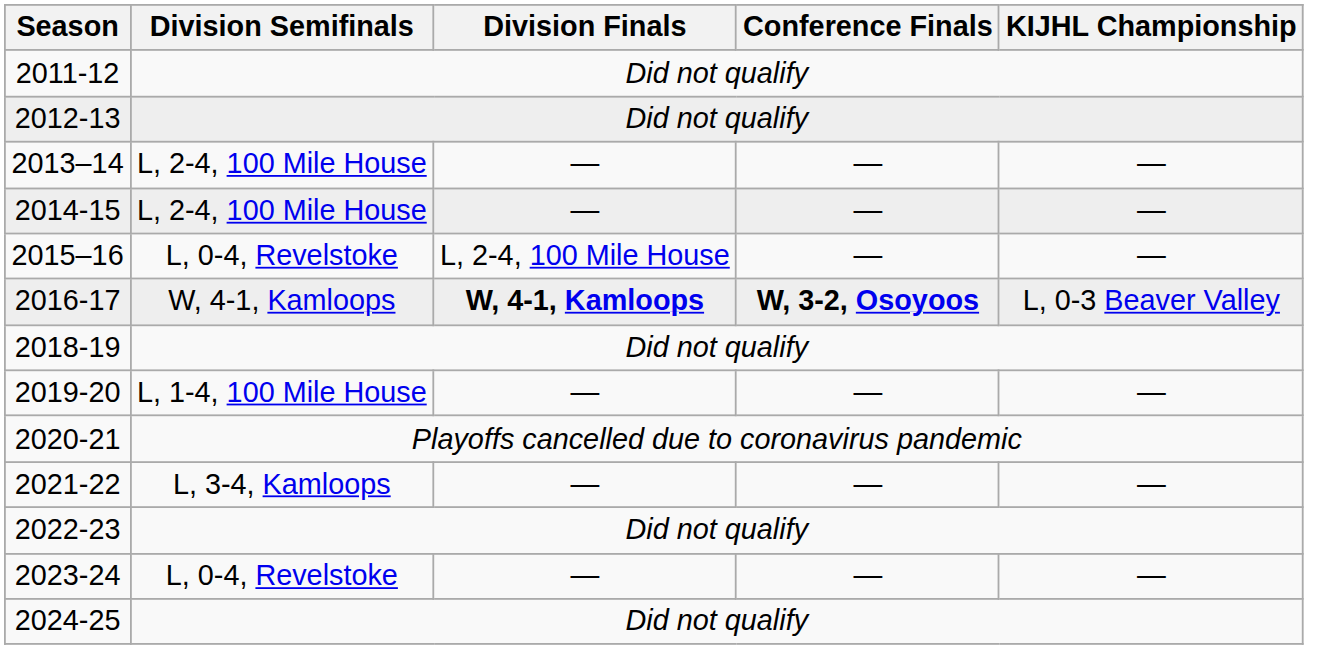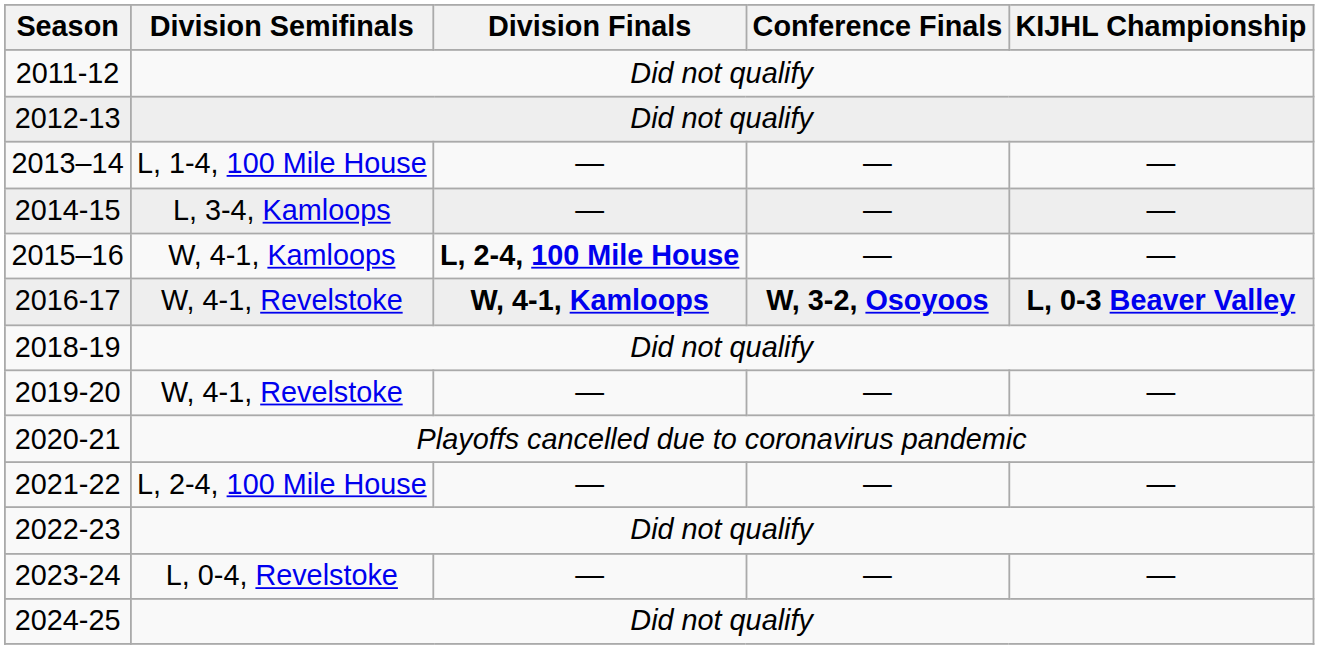(282, 164) L, 2-4, 100 Mile House -> (282, 164) L, 1-4, 100 Mile House
(282, 210) L, 2-4, 100 Mile House -> (282, 210) L, 3-4, Kamloops
(282, 255) L, 0-4, Revelstoke -> (282, 255) W, 4-1, Kamloops
(585, 255) normal -> (590, 255) bold
(282, 301) W, 4-1, Kamloops -> (282, 301) W, 4-1, Revelstoke
(1151, 301) normal -> (1161, 301) bold
(282, 392) L, 1-4, 100 Mile House -> (282, 392) W, 4-1, Revelstoke
(282, 484) L, 3-4, Kamloops -> (282, 484) L, 2-4, 100 Mile House
